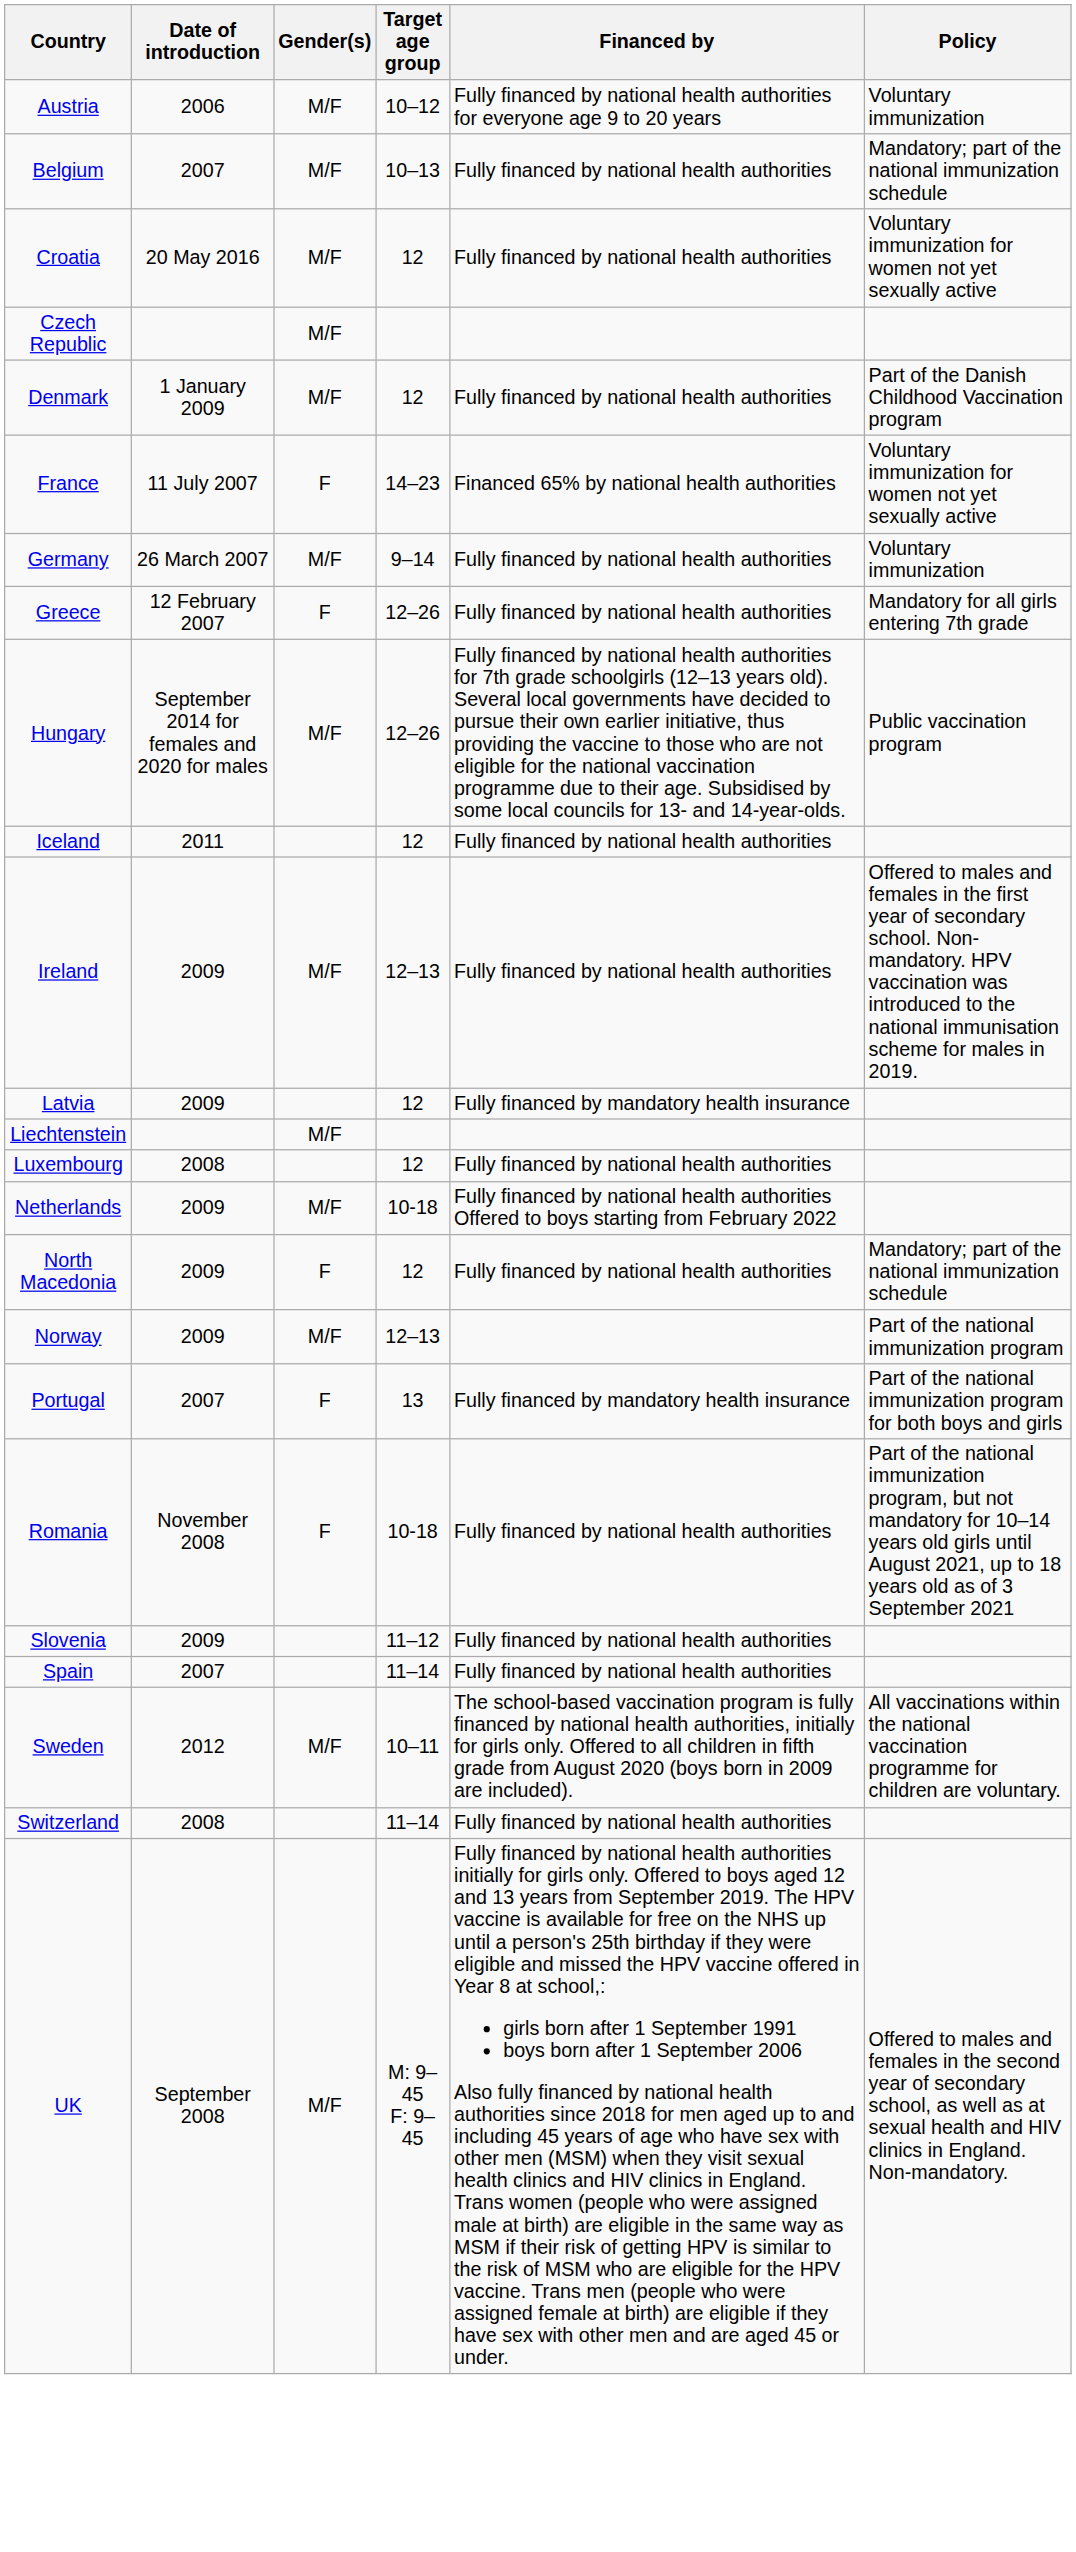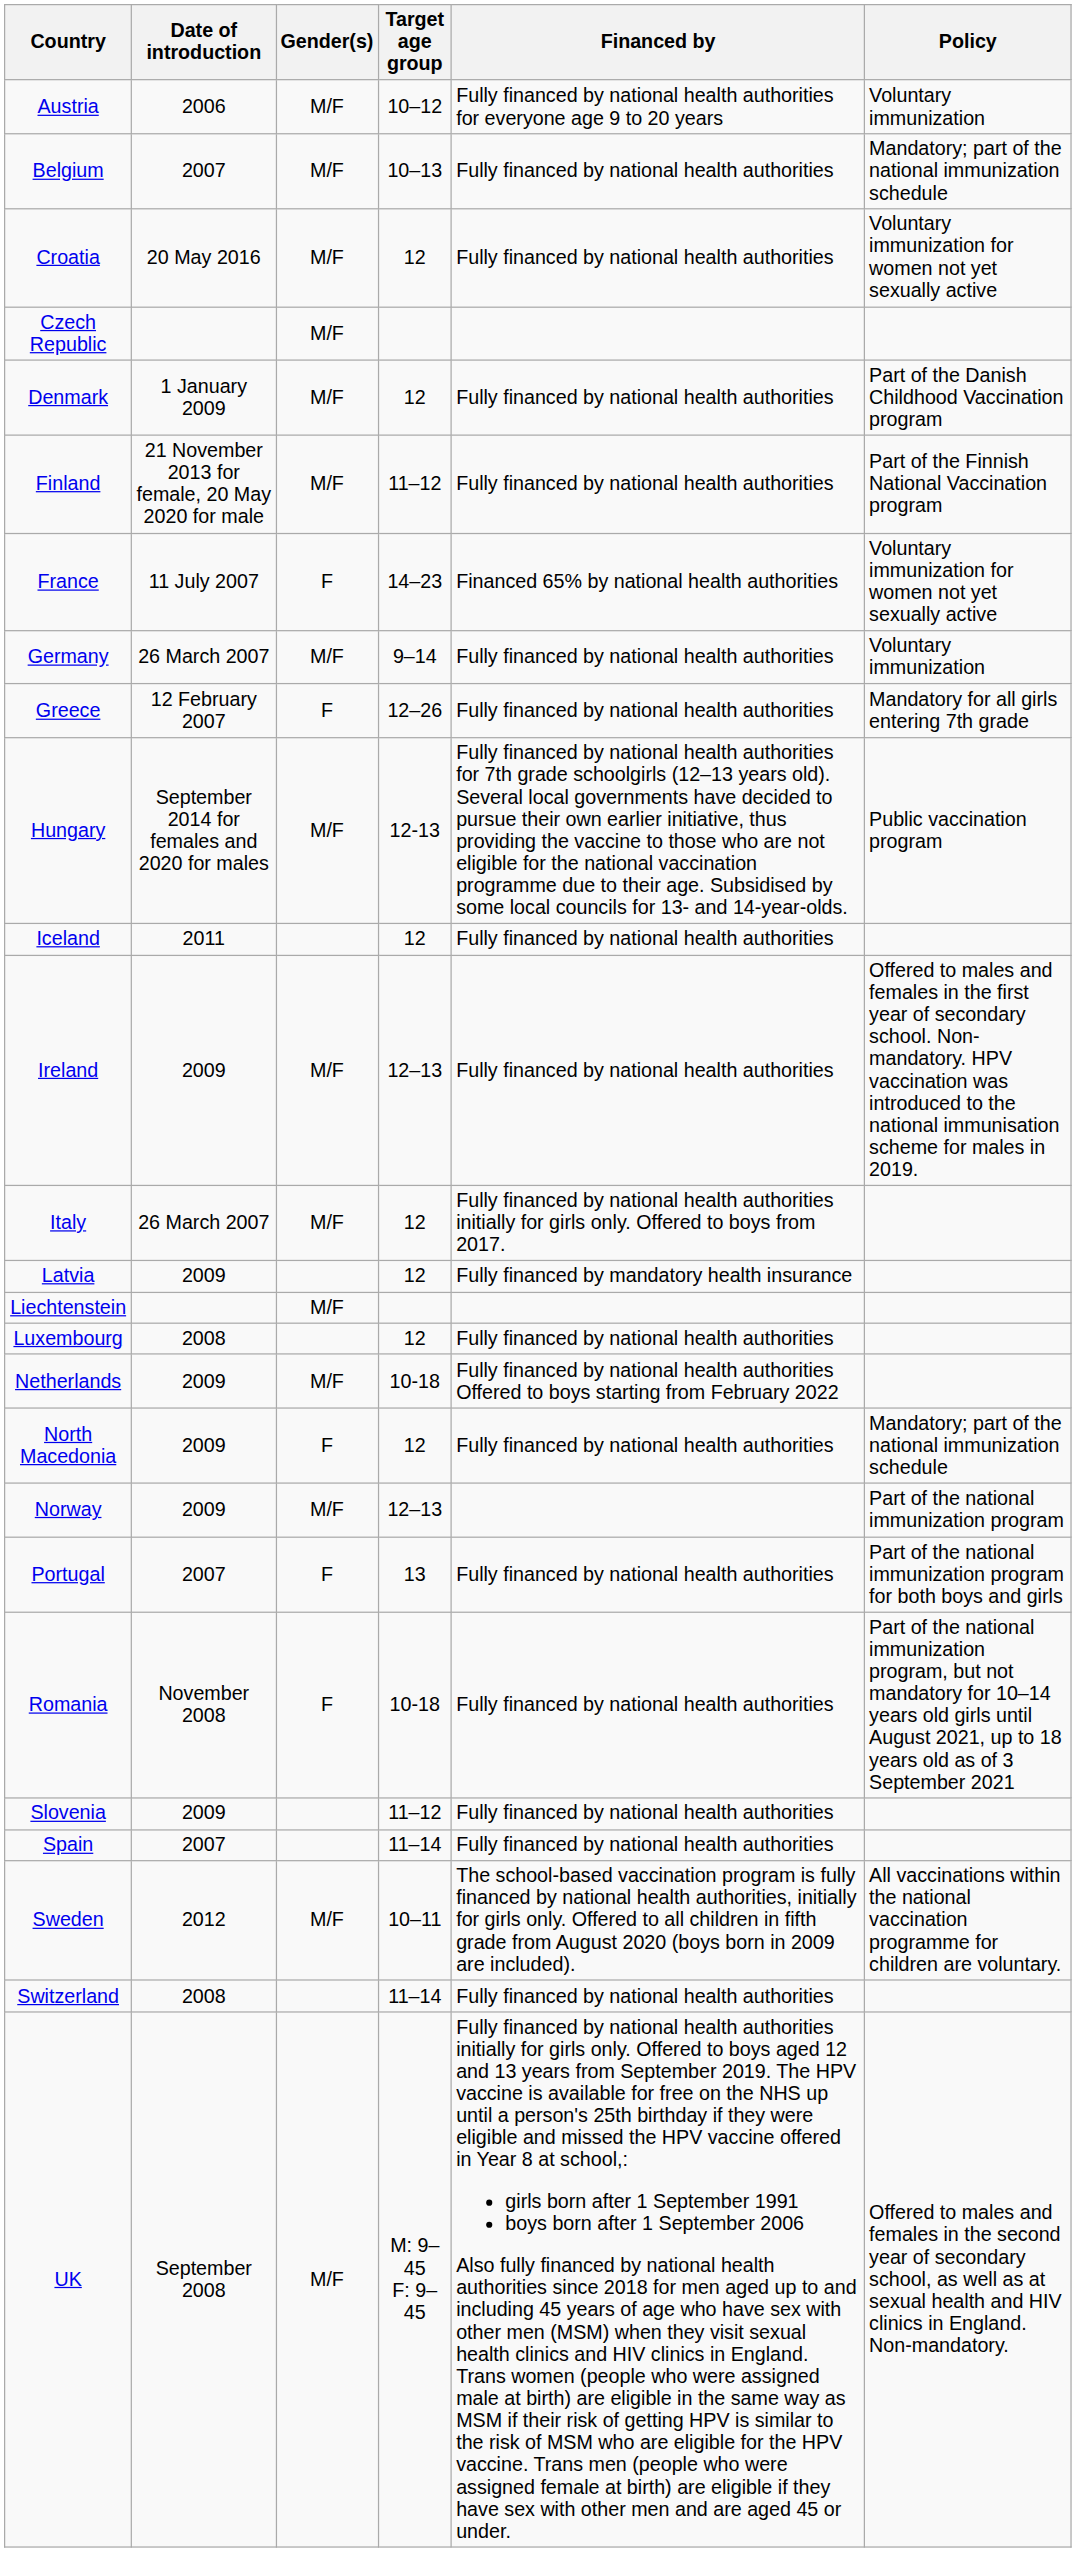+ row: (68, 484)
(413, 732) 12–26 -> (415, 830) 12-13
+ row: (68, 1222)
(652, 1401) Fully financed by mandatory health insurance -> (645, 1574) Fully financed by national health authorities
